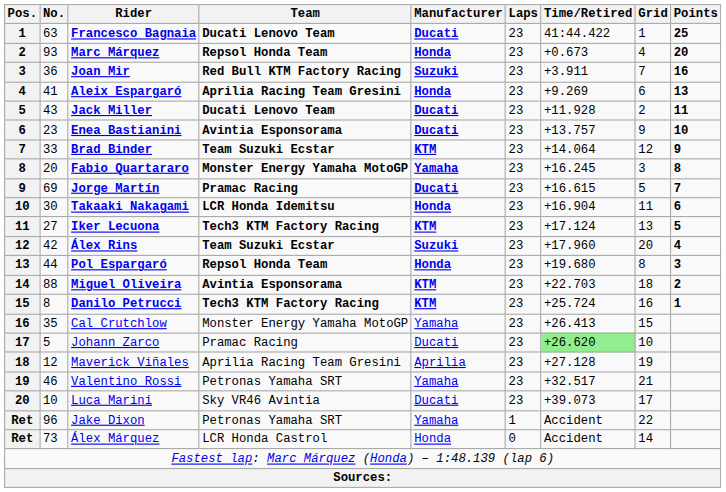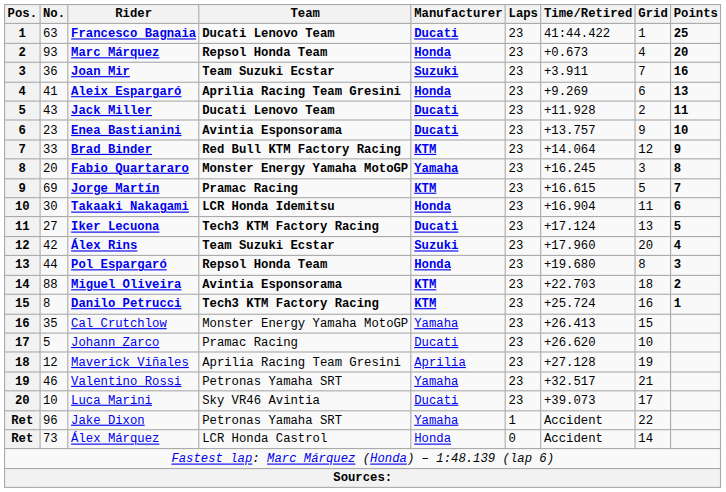(302, 72) Red Bull KTM Factory Racing -> (268, 72) Team Suzuki Ecstar
(268, 150) Team Suzuki Ecstar -> (302, 150) Red Bull KTM Factory Racing
(436, 188) Ducati -> (425, 188) KTM
(425, 227) KTM -> (436, 227) Ducati
(570, 343) lightgreen background -> (570, 343) no background
